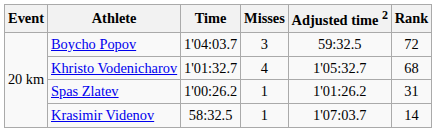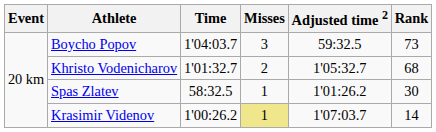(411, 44) 72 -> (411, 44) 73
(264, 68) 4 -> (264, 68) 2
(211, 91) 1'00:26.2 -> (211, 91) 58:32.5
(411, 91) 31 -> (411, 91) 30
(211, 115) 58:32.5 -> (211, 115) 1'00:26.2
(264, 115) no background -> (264, 115) khaki background
